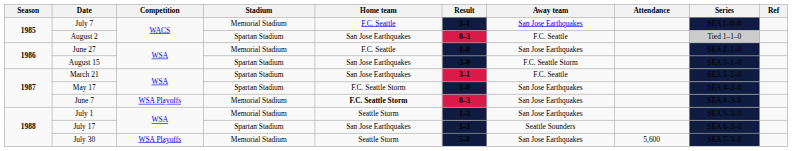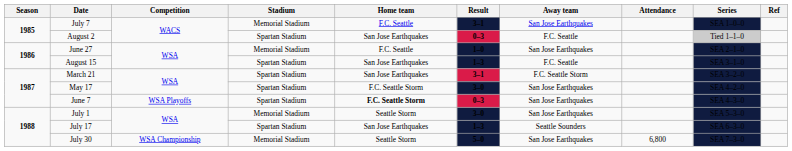(464, 62) 3–0 -> (478, 62) 1–3
(551, 62) F.C. Seattle Storm -> (561, 62) F.C. Seattle
(551, 75) F.C. Seattle -> (561, 75) F.C. Seattle Storm
(259, 101) Memorial Stadium -> (282, 101) Spartan Stadium
(464, 114) 1–3 -> (478, 114) 3–0
(160, 139) WSA Playoffs -> (170, 139) WSA Championship
(652, 139) 5,600 -> (658, 139) 6,800
